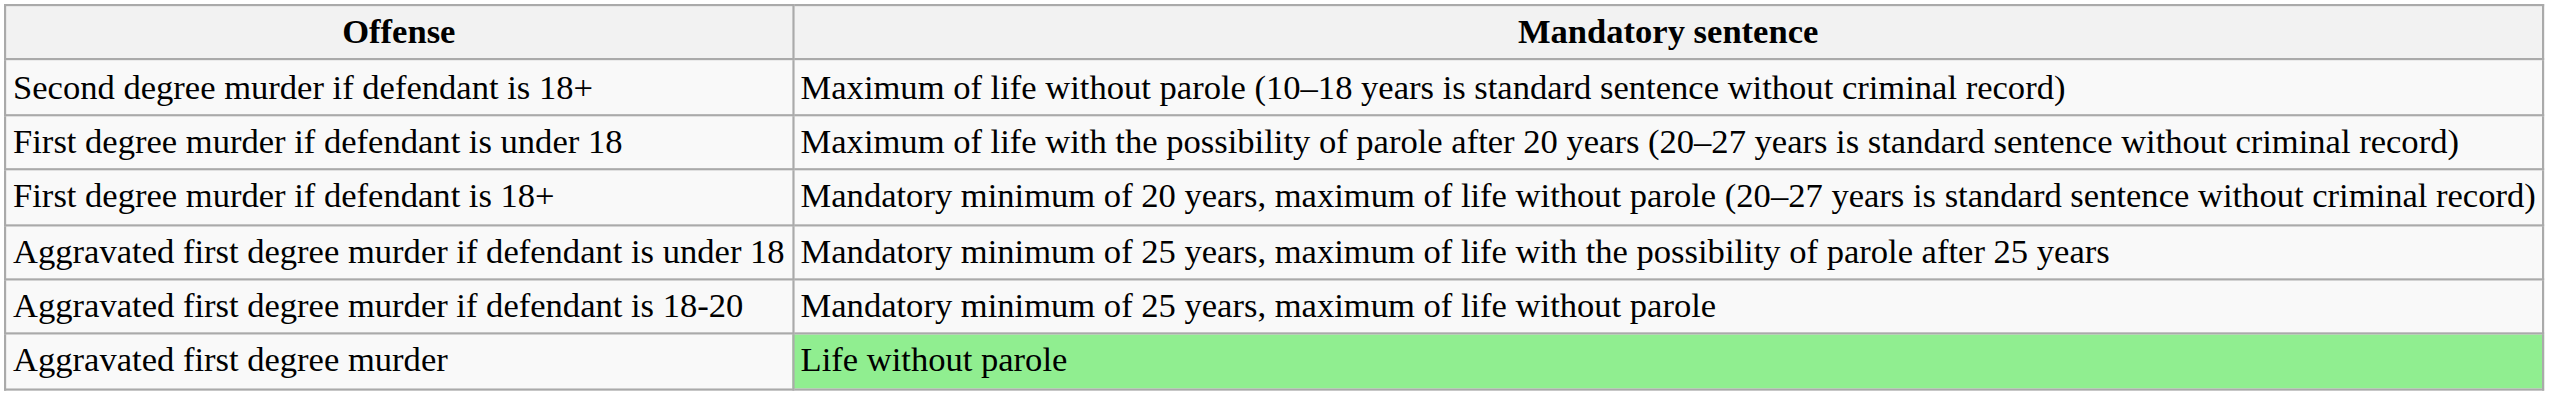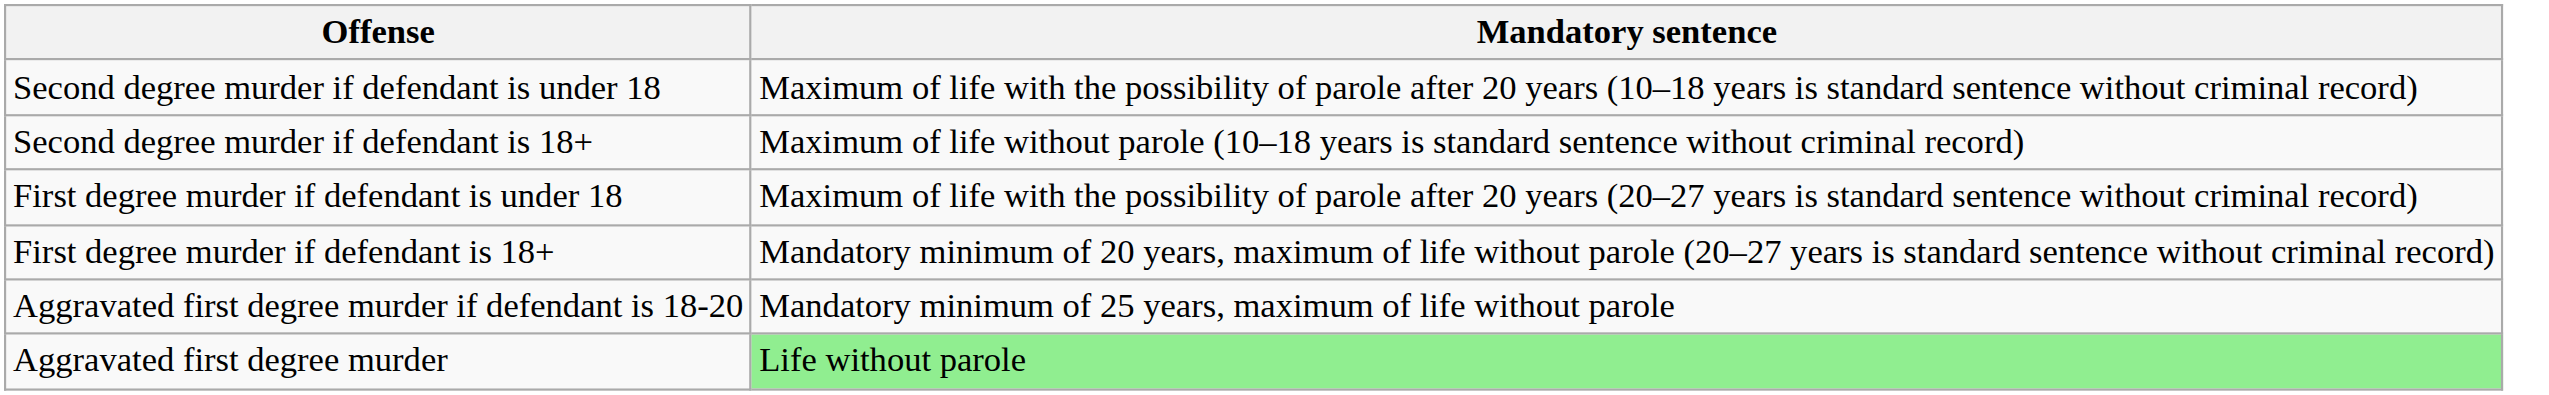+ row: (337, 86)
- row: (399, 251)
